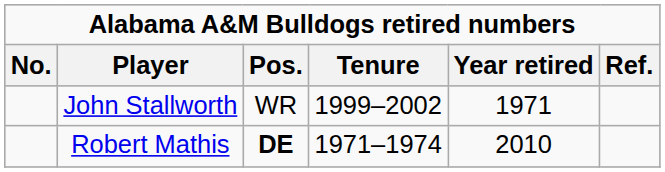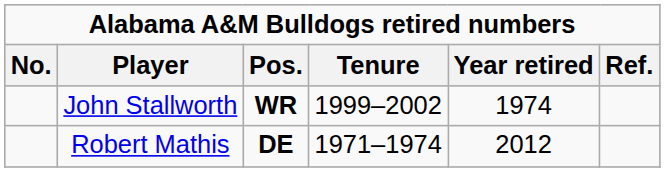(276, 105) normal -> (276, 105) bold
(524, 105) 1971 -> (524, 105) 1974
(524, 145) 2010 -> (524, 145) 2012
